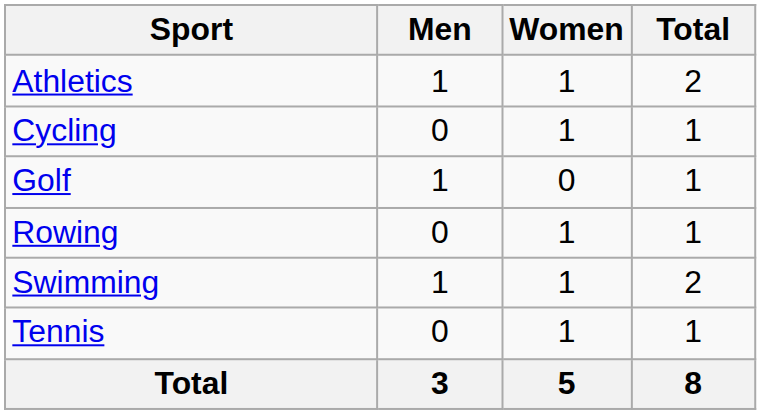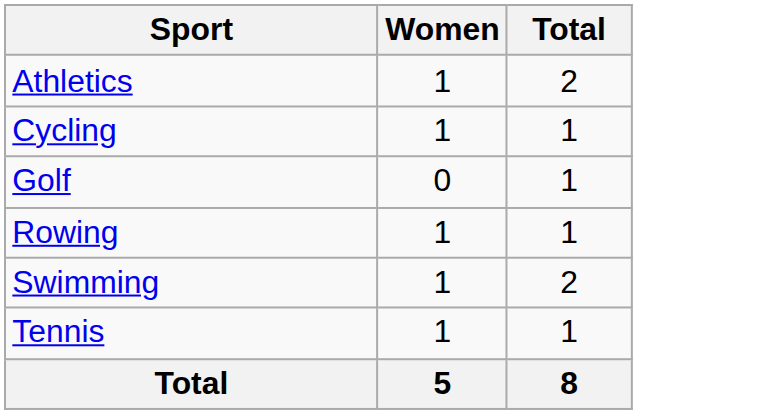- column: (440, 29)
